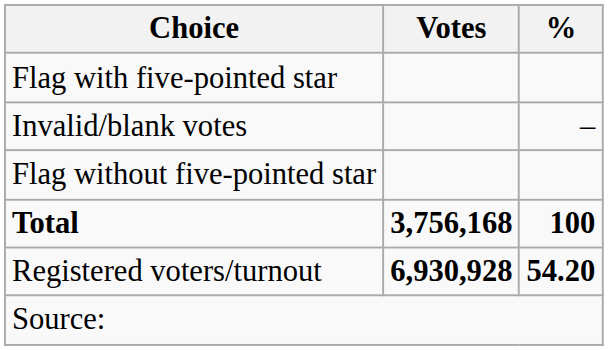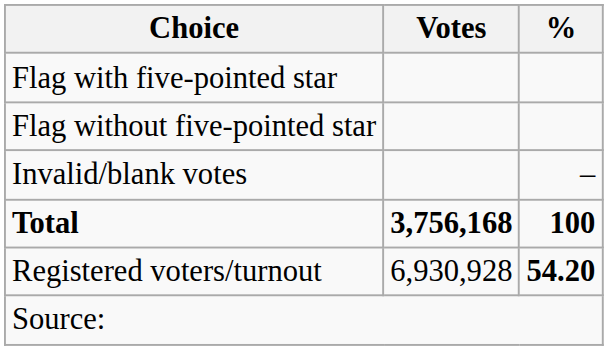rows swapped: (194, 174) <-> (130, 125)
(451, 271) bold -> (451, 271) normal
